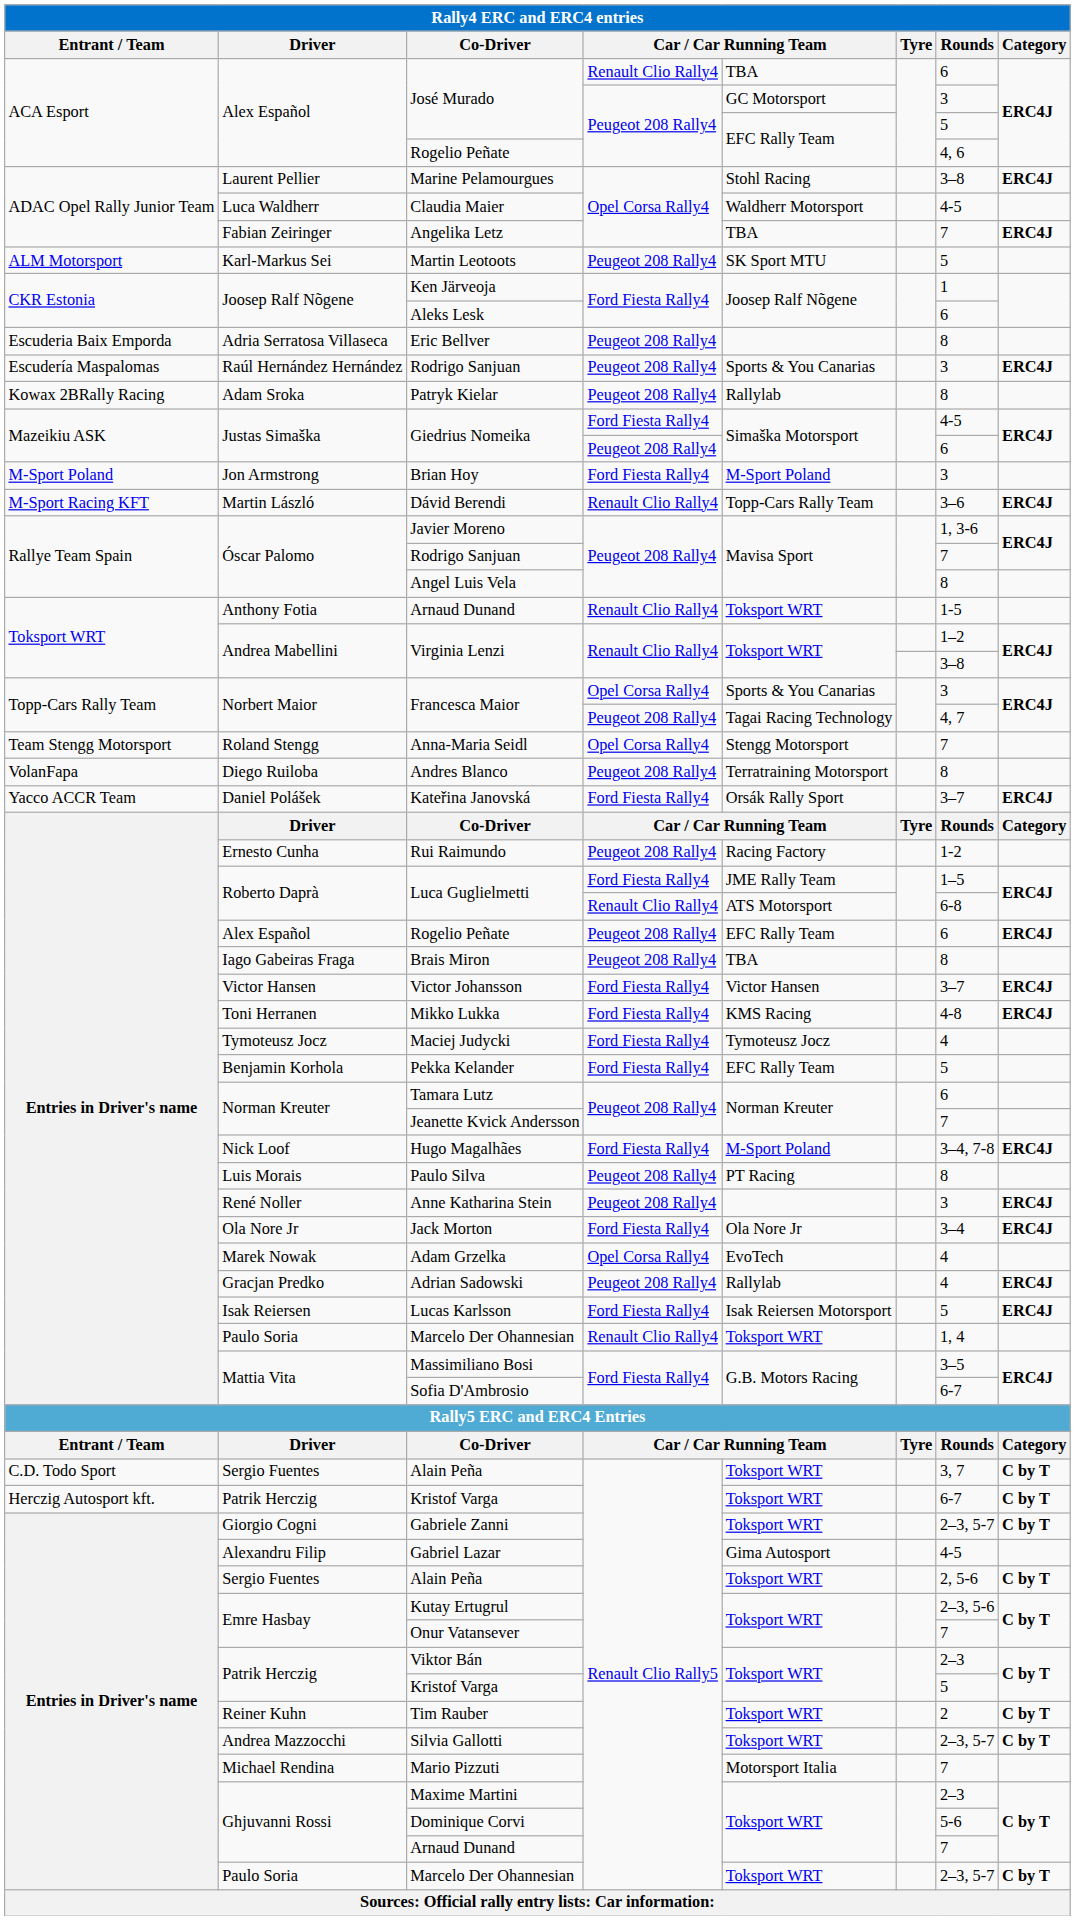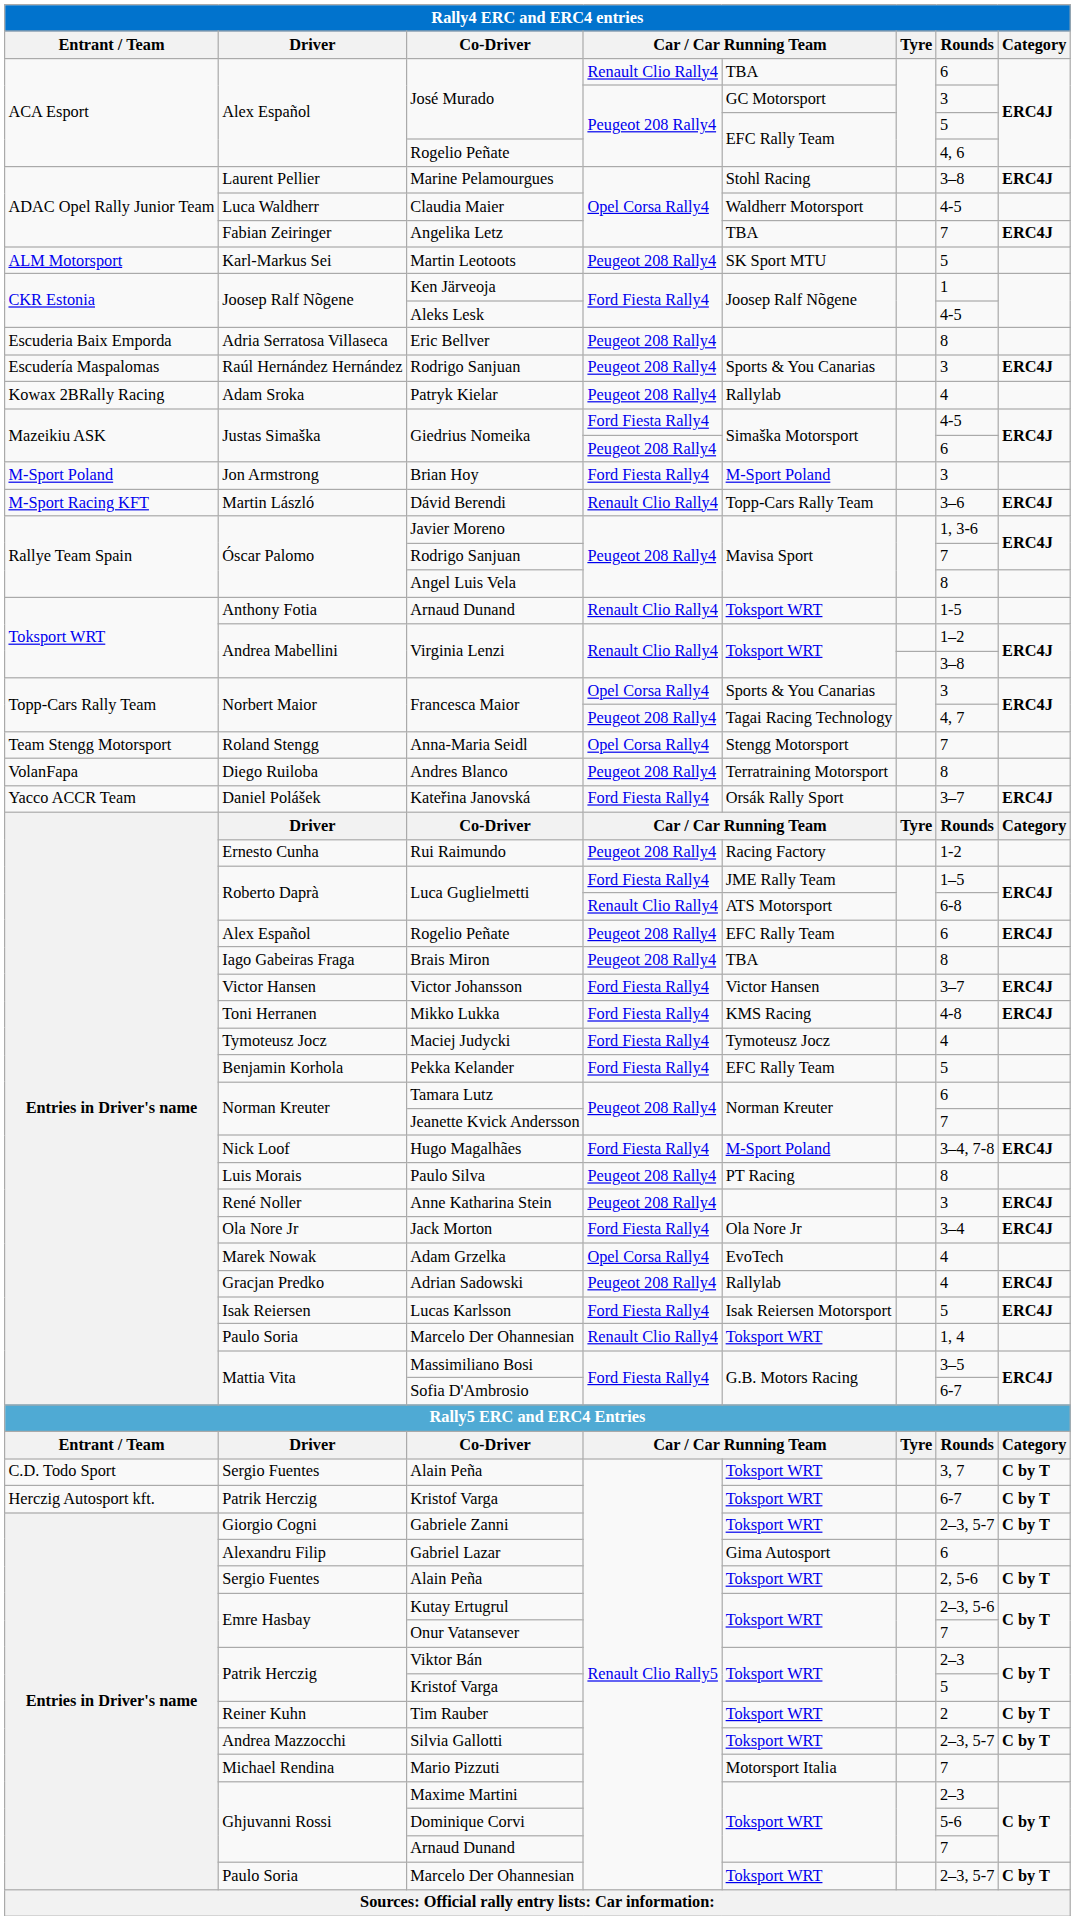(944, 313) 6 -> (951, 313) 4-5
(944, 394) 8 -> (944, 394) 4
(951, 1552) 4-5 -> (944, 1552) 6
